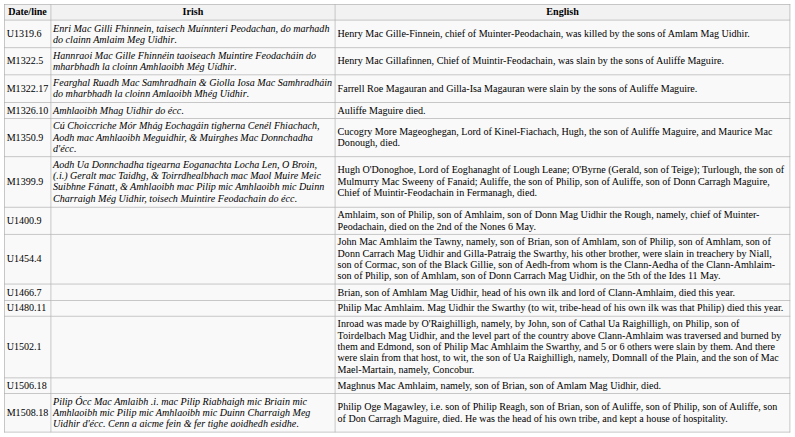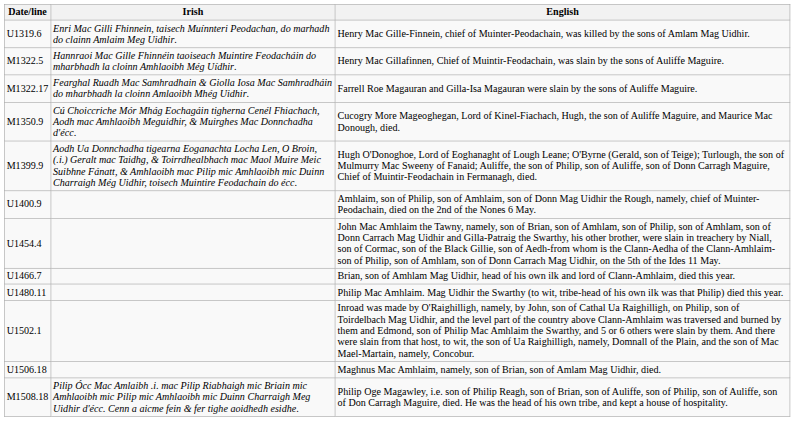- row: (382, 110)
